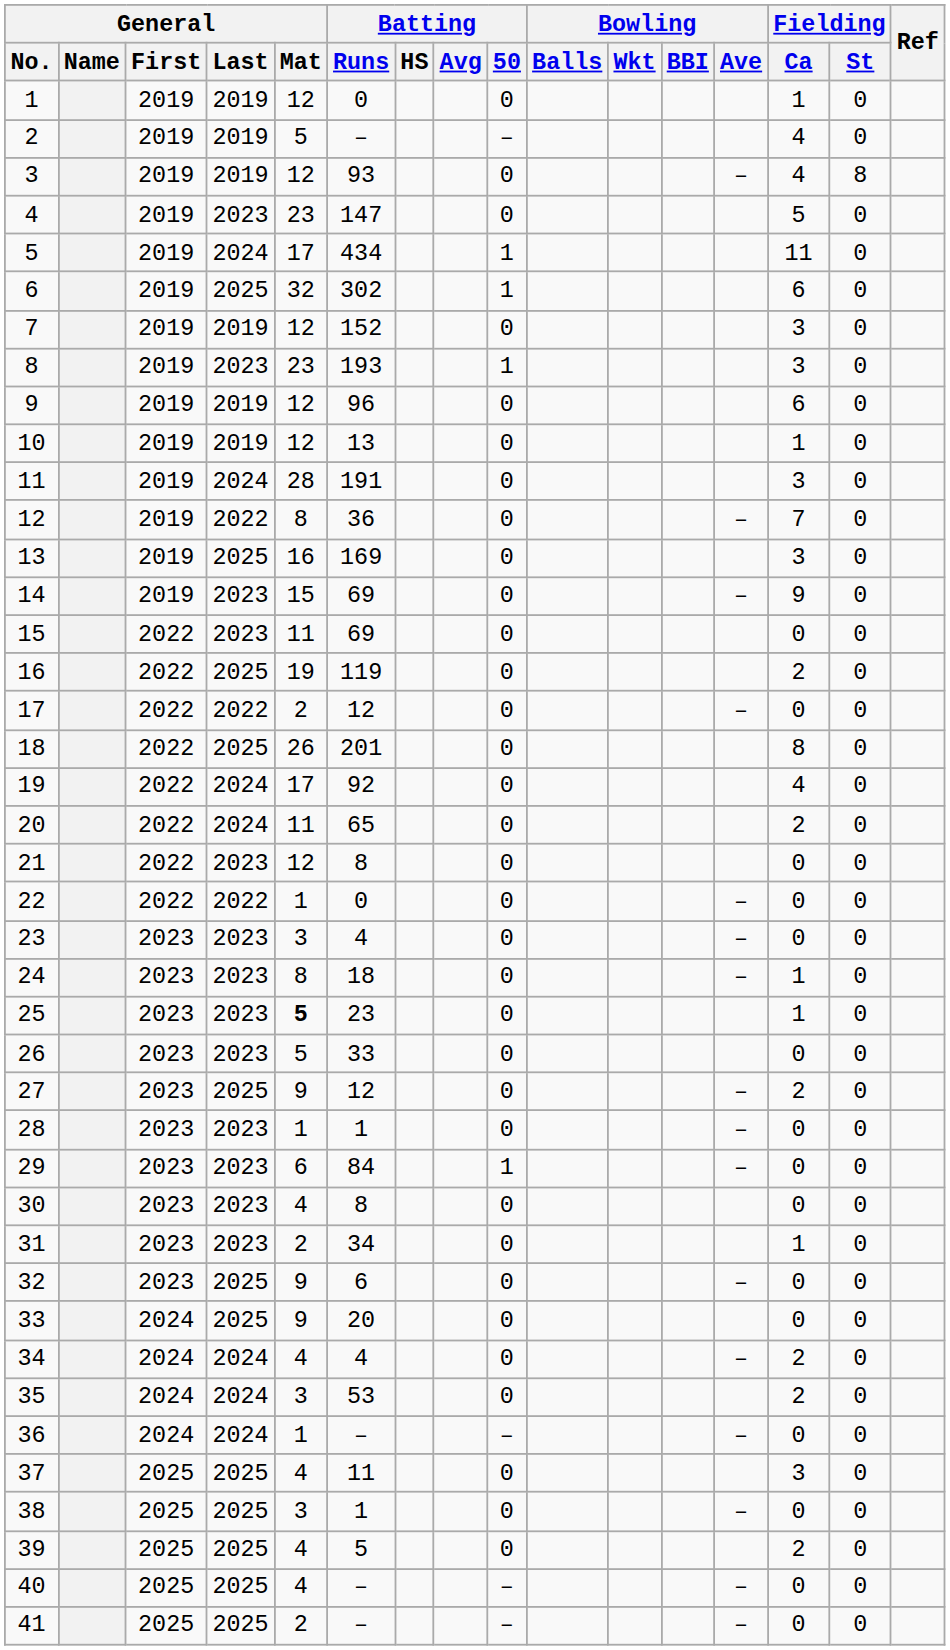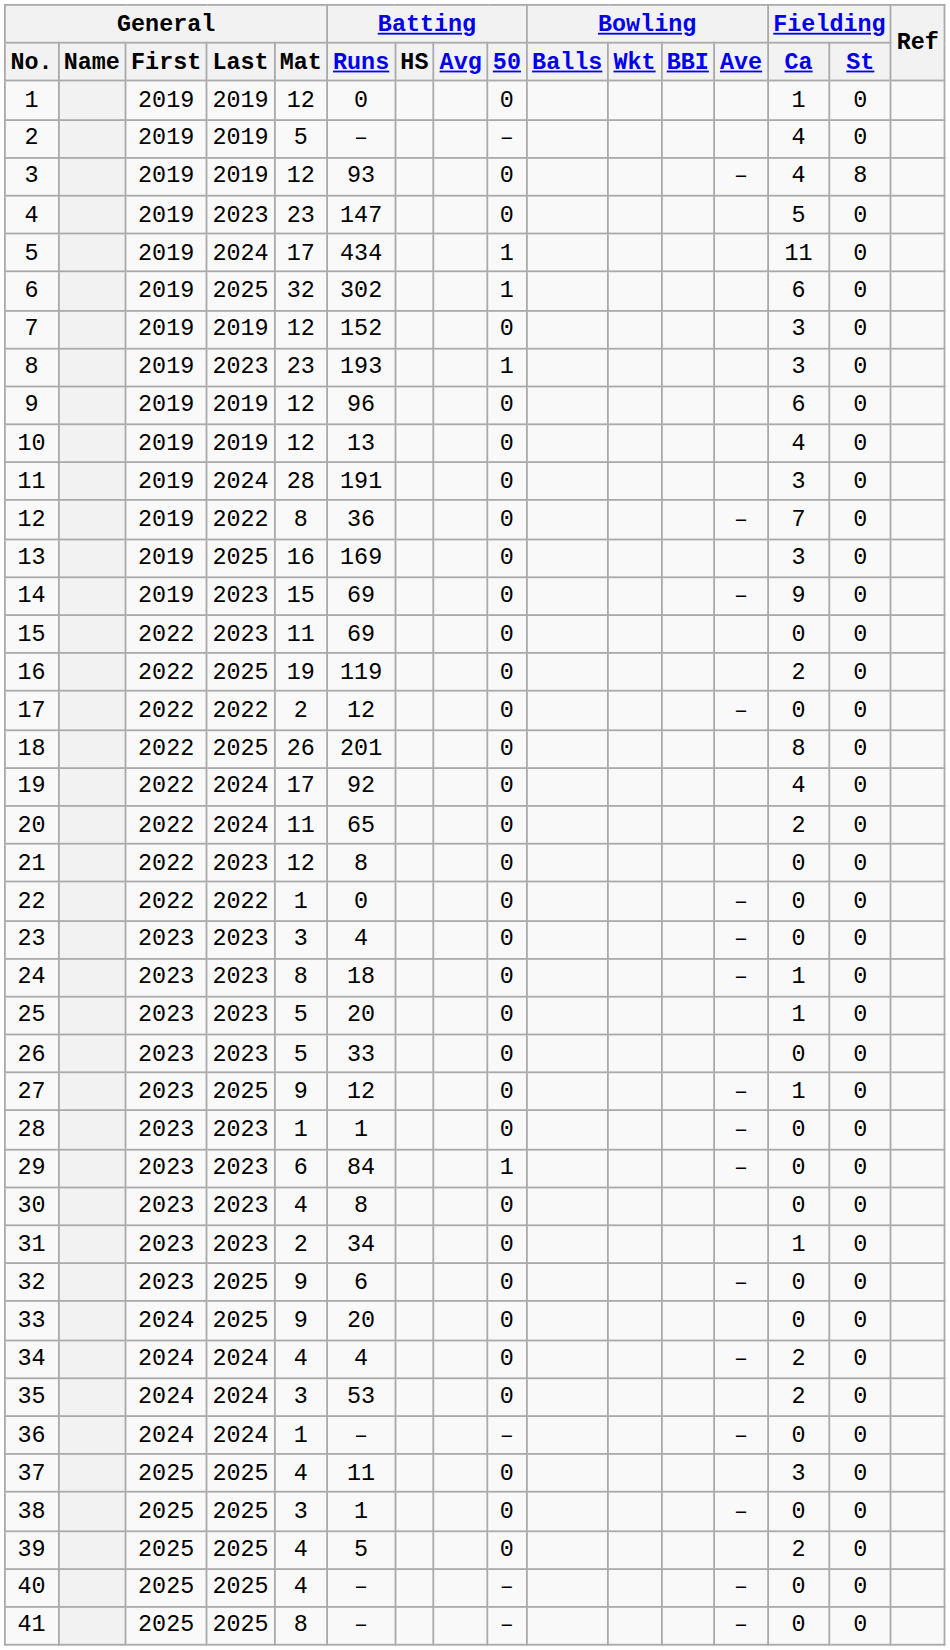(799, 443) 1 -> (799, 443) 4
(301, 1016) bold -> (301, 1016) normal
(361, 1016) 23 -> (361, 1016) 20
(799, 1092) 2 -> (799, 1092) 1
(301, 1626) 2 -> (301, 1626) 8
